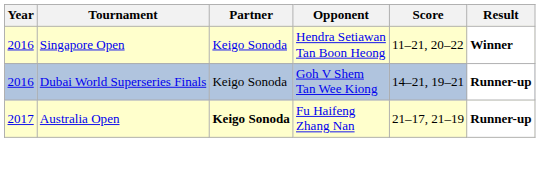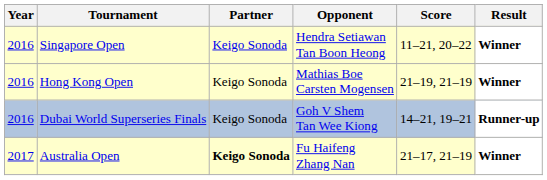+ row: (86, 82)
(501, 119) Runner-up -> (500, 156) Winner
